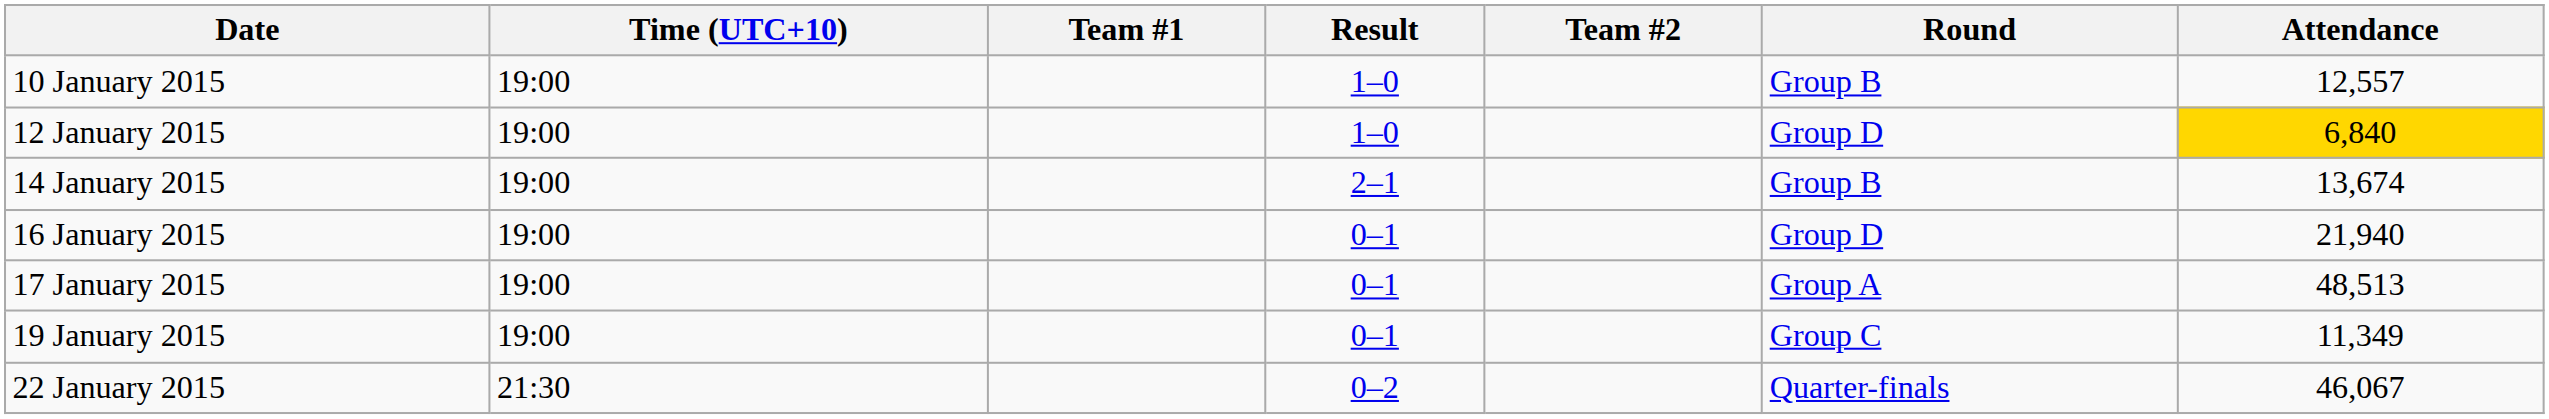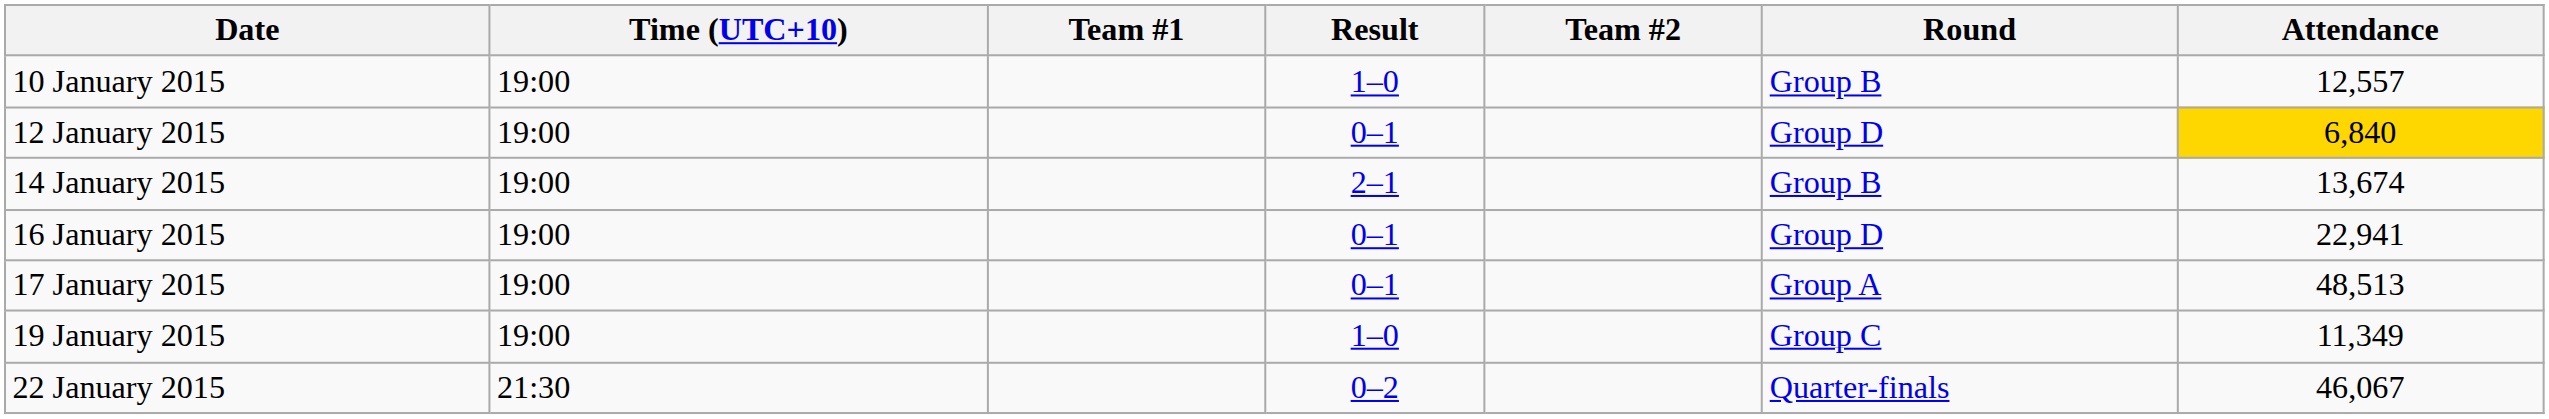(1375, 132) 1–0 -> (1375, 132) 0–1
(2360, 234) 21,940 -> (2360, 234) 22,941
(1375, 336) 0–1 -> (1375, 336) 1–0
